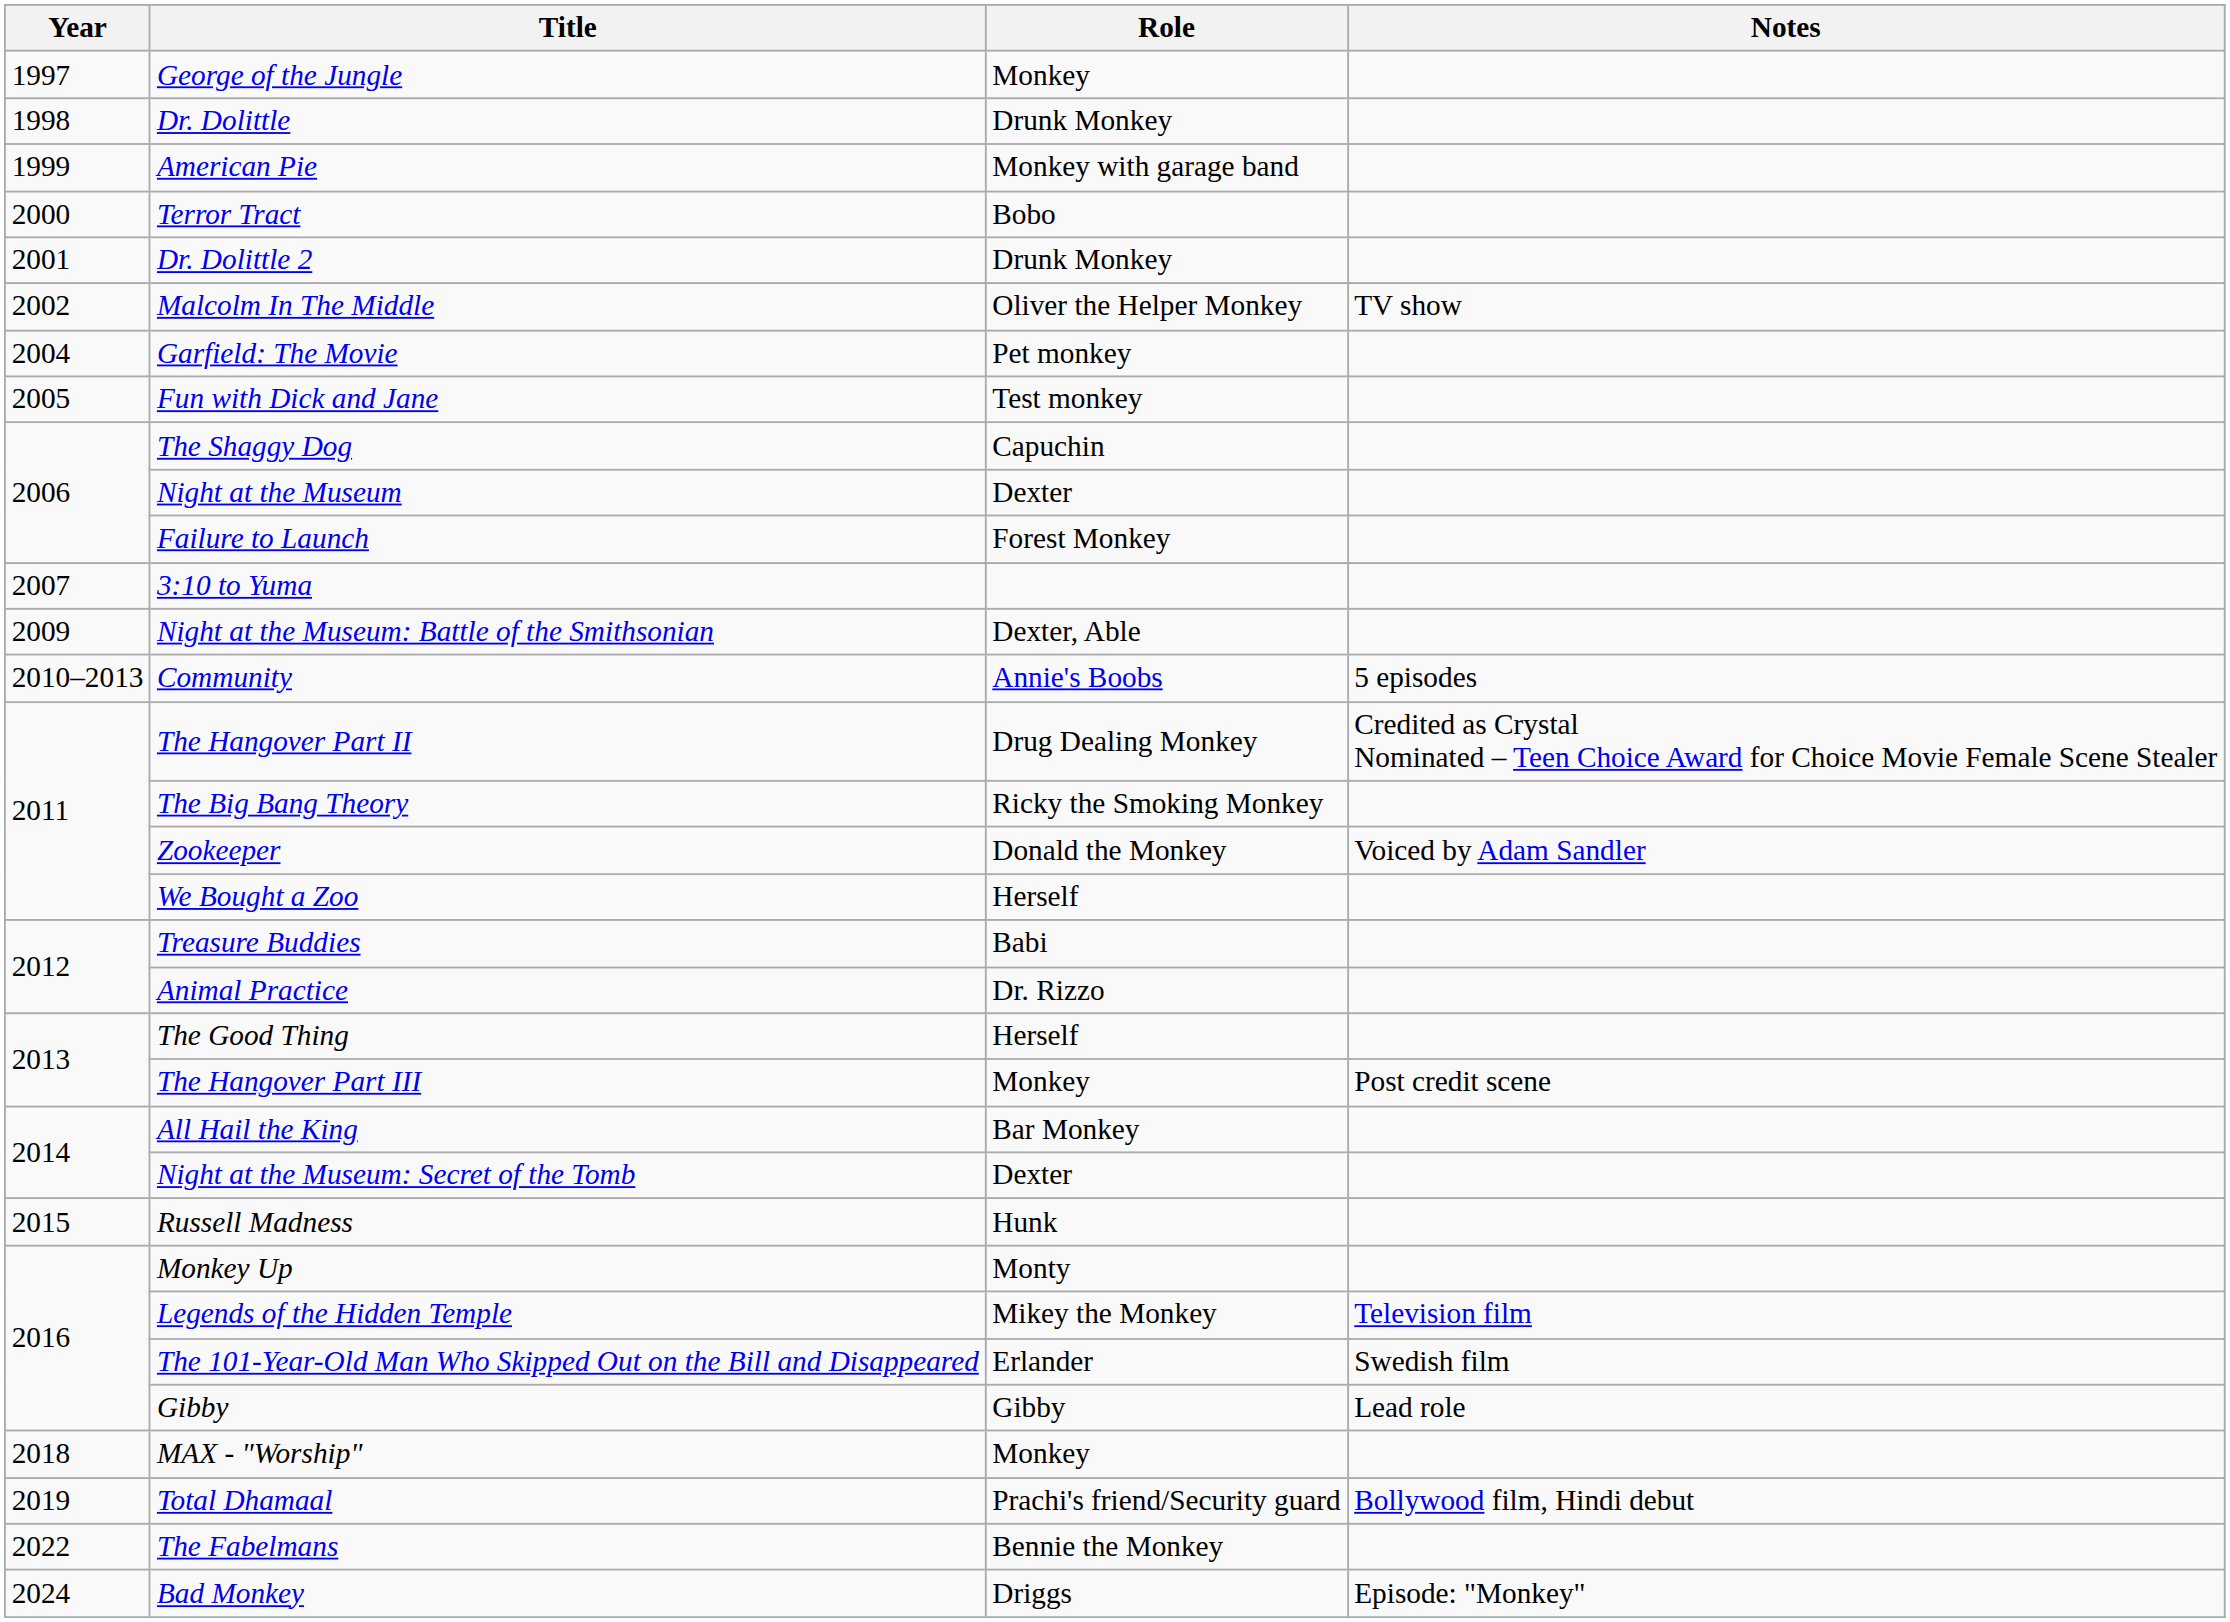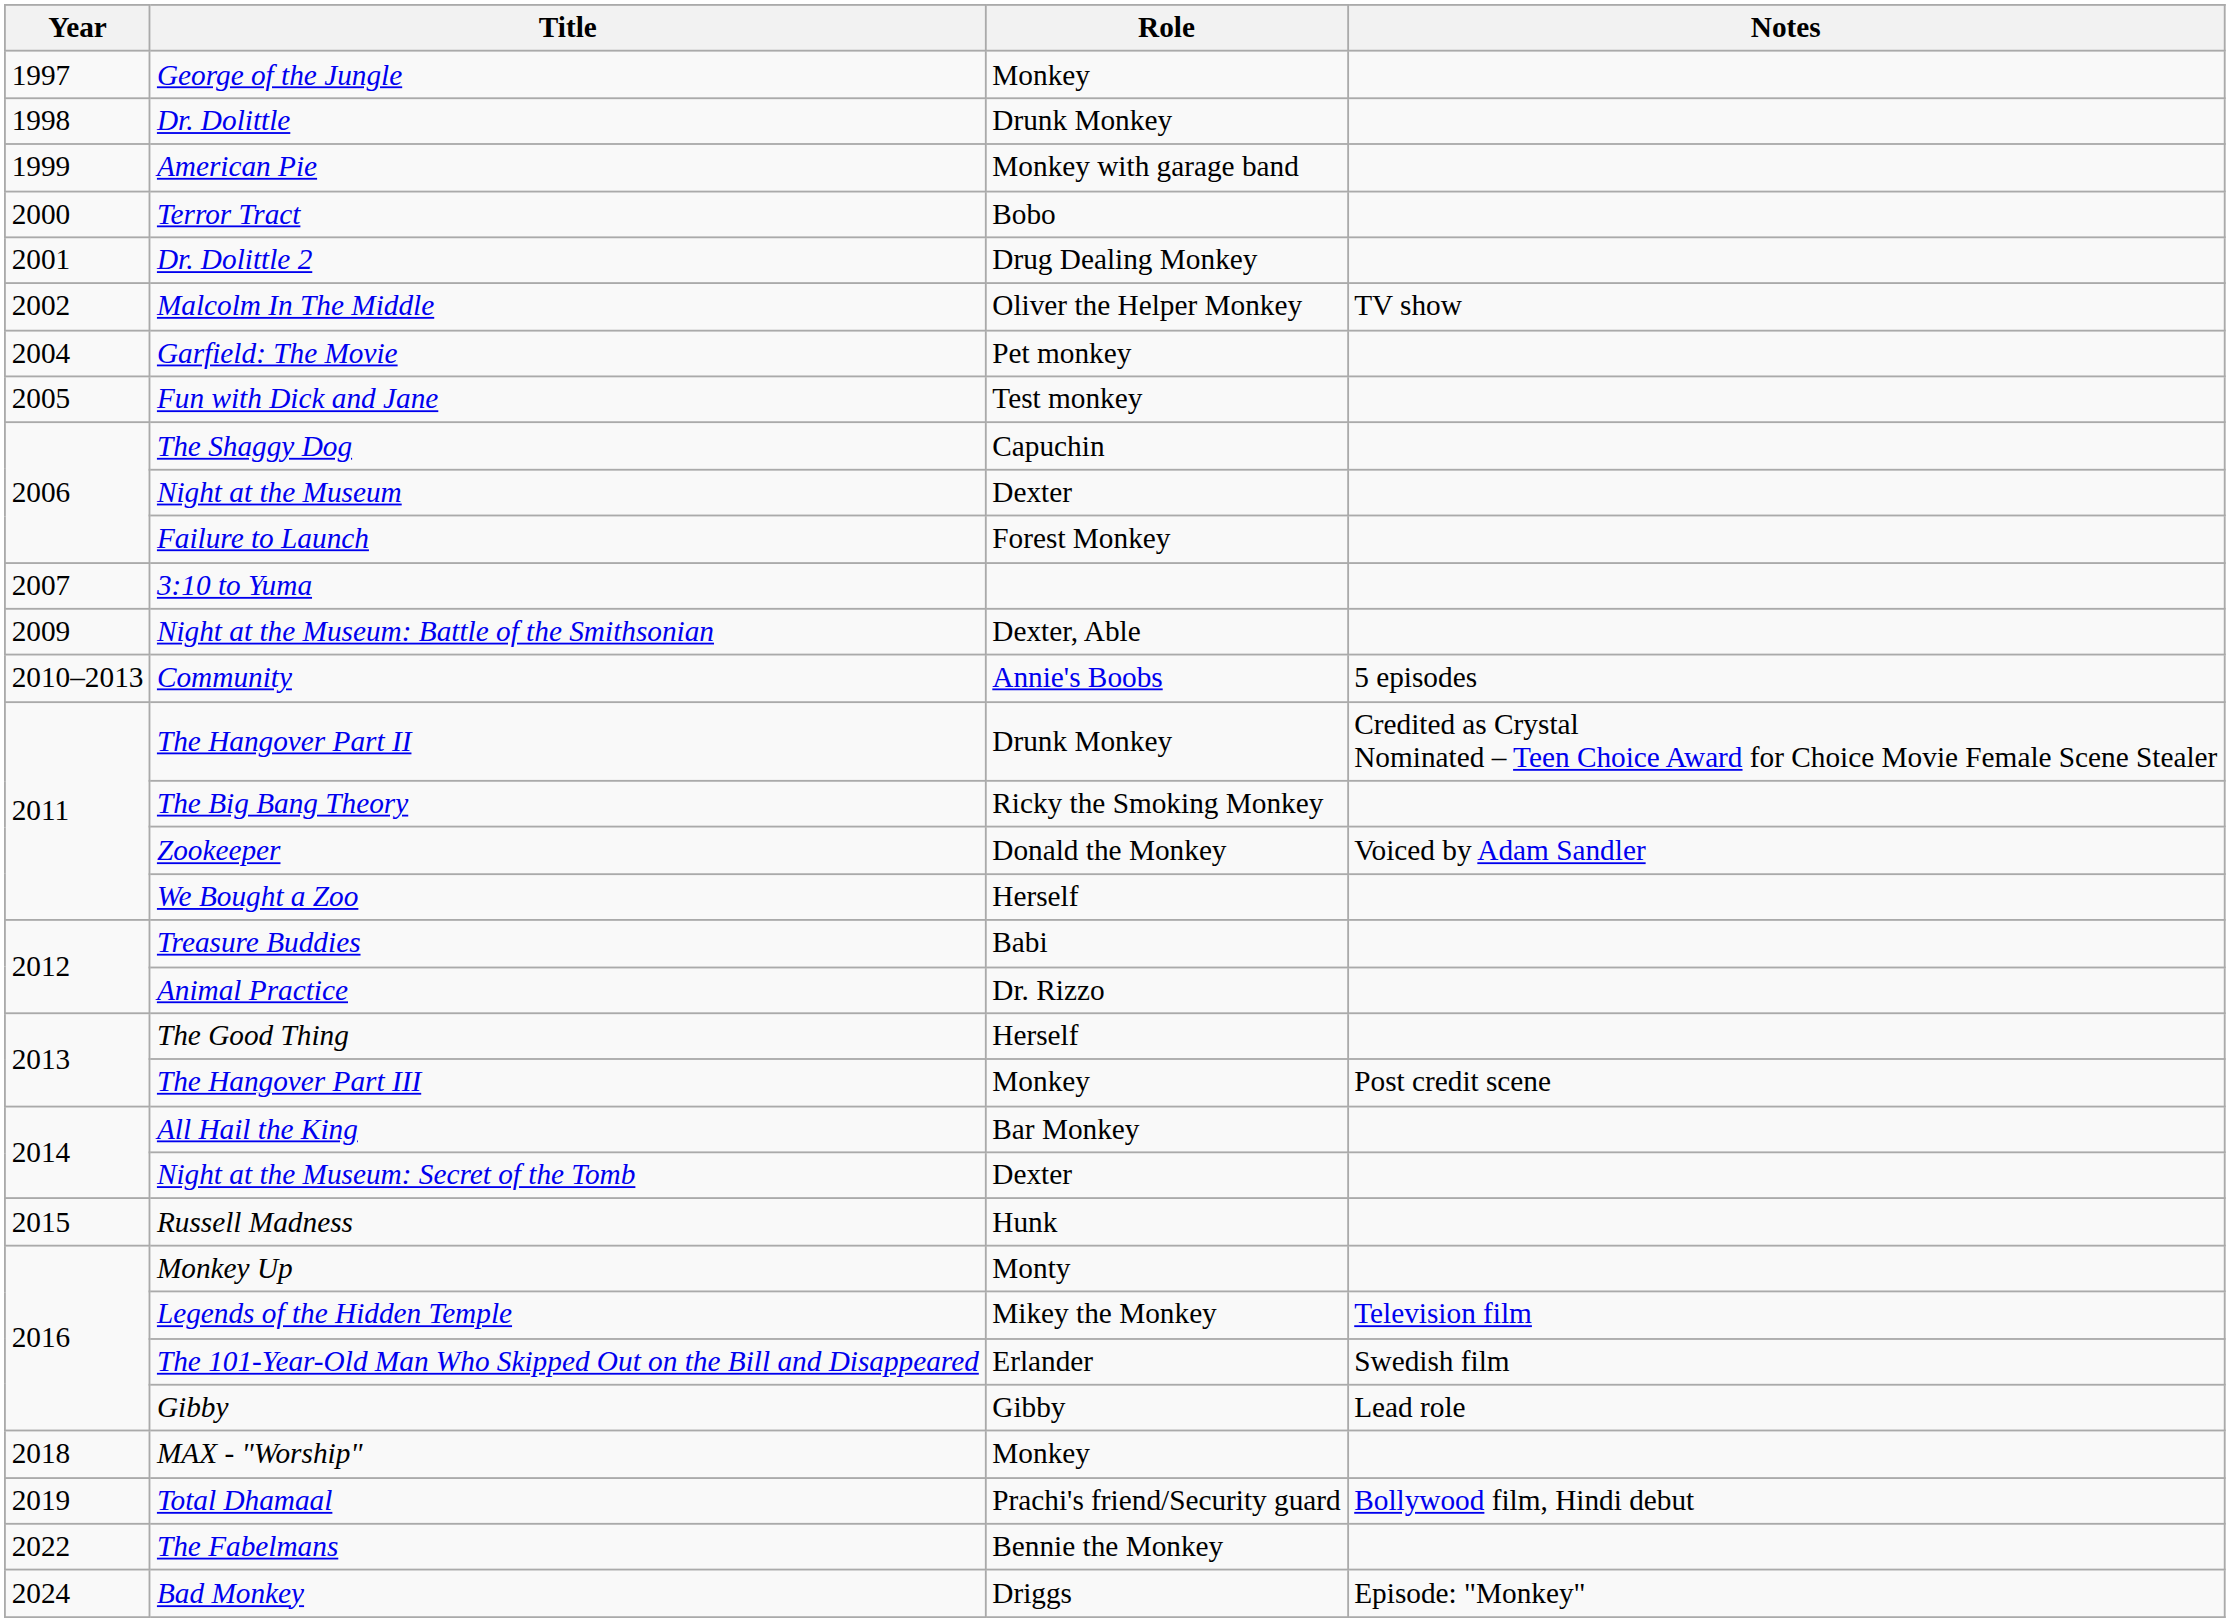(1082, 259) Drunk Monkey -> (1125, 259) Drug Dealing Monkey
(1125, 740) Drug Dealing Monkey -> (1082, 740) Drunk Monkey
